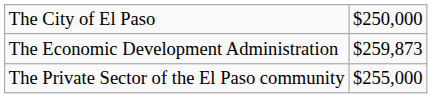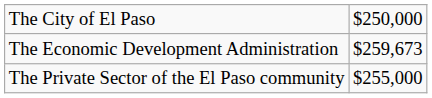(388, 48) $259,873 -> (388, 48) $259,673
